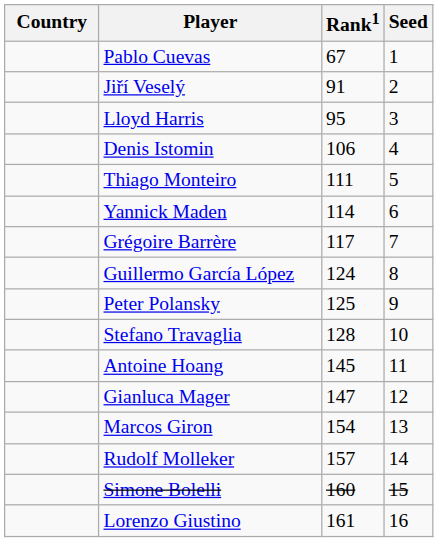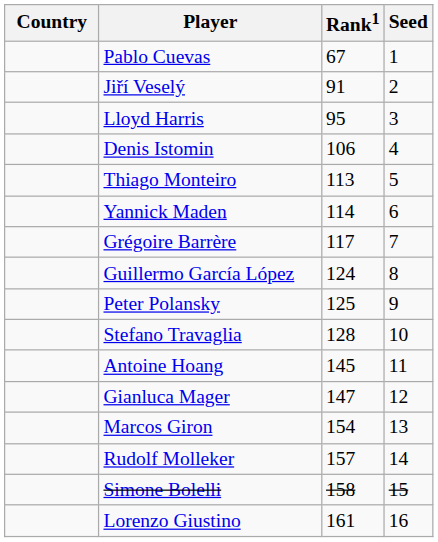(340, 180) 111 -> (340, 180) 113
(341, 489) 160 -> (341, 489) 158
